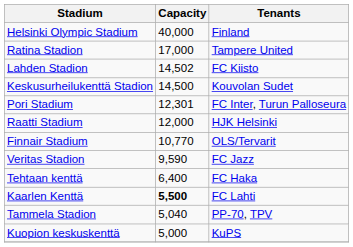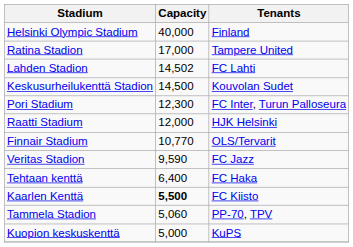(235, 68) FC Kiisto -> (233, 68) FC Lahti
(176, 104) 12,301 -> (176, 104) 12,300
(233, 196) FC Lahti -> (235, 196) FC Kiisto
(173, 214) 5,040 -> (173, 214) 5,060
